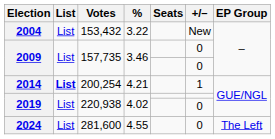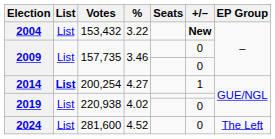(200, 31) normal -> (200, 31) bold
(137, 84) 4.21 -> (137, 84) 4.27
(137, 125) 4.55 -> (137, 125) 4.52
